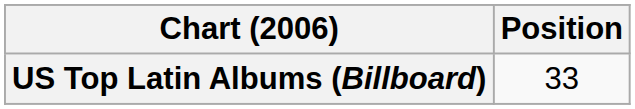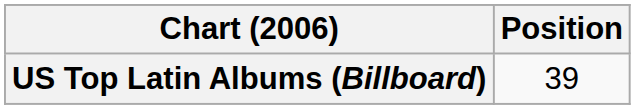(562, 78) 33 -> (562, 78) 39
